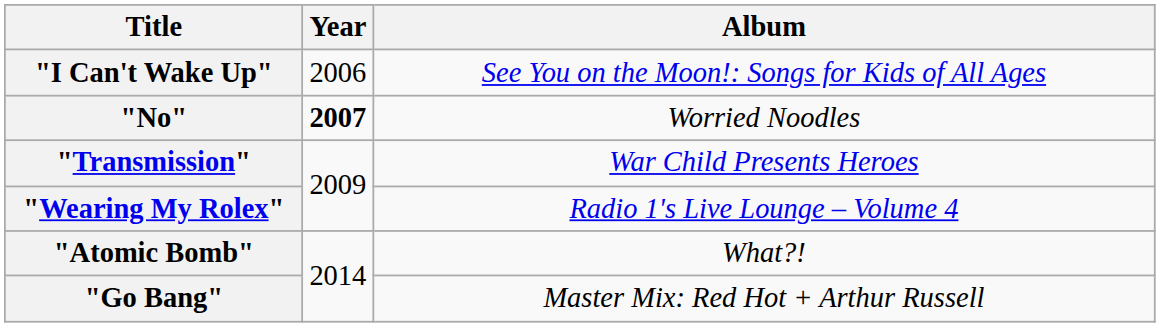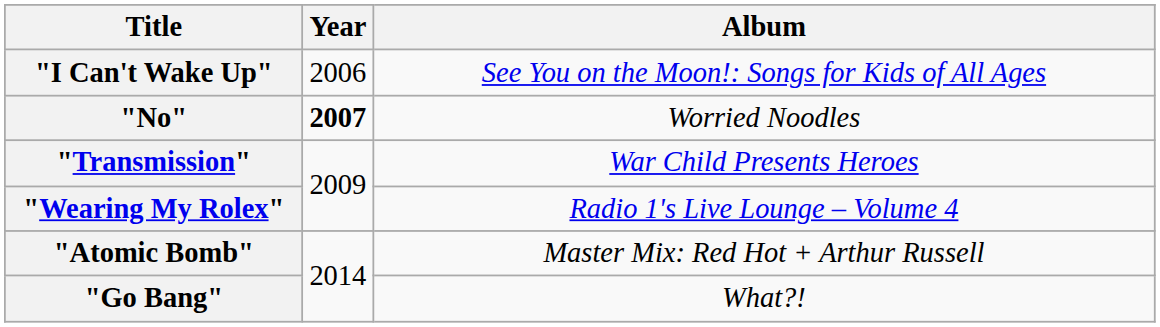(764, 252) What?! -> (764, 252) Master Mix: Red Hot + Arthur Russell
(764, 298) Master Mix: Red Hot + Arthur Russell -> (764, 298) What?!
